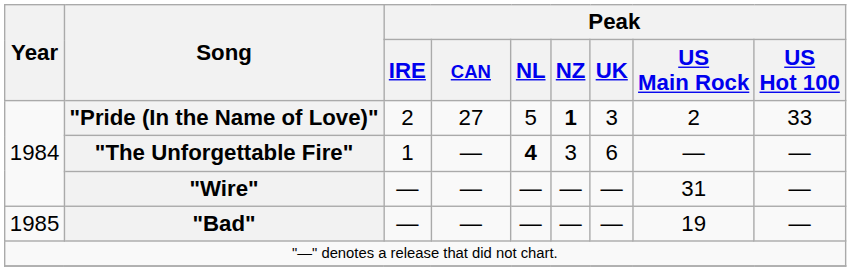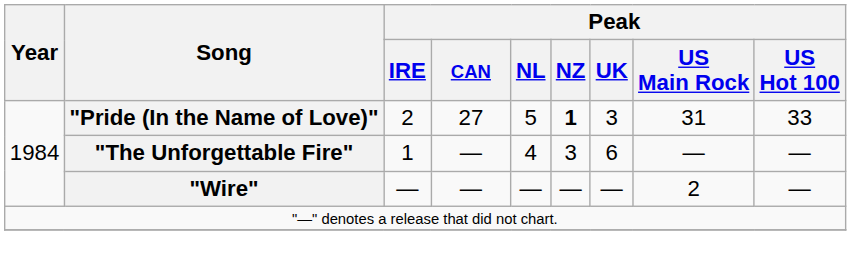(694, 117) 2 -> (694, 117) 31
(531, 152) bold -> (531, 152) normal
(694, 188) 31 -> (694, 188) 2
- row: (224, 223)
